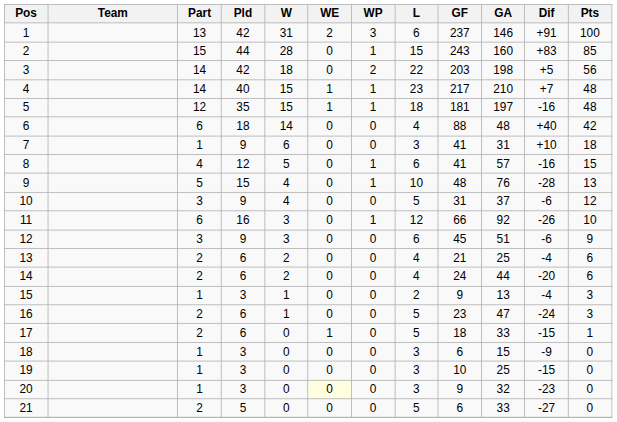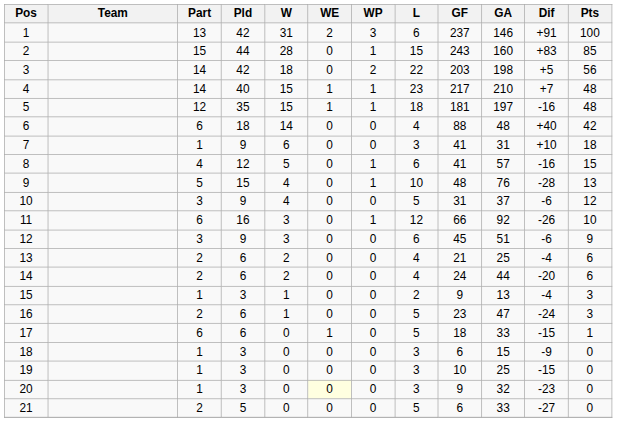(200, 333) 2 -> (200, 333) 6
